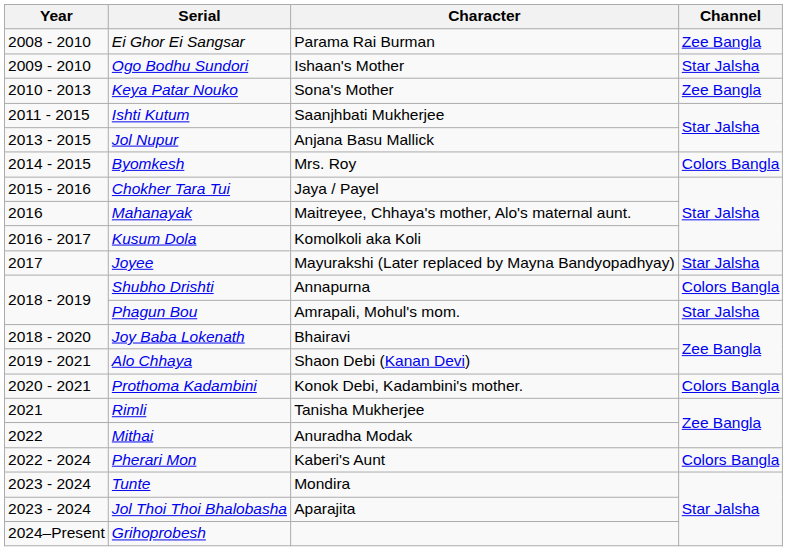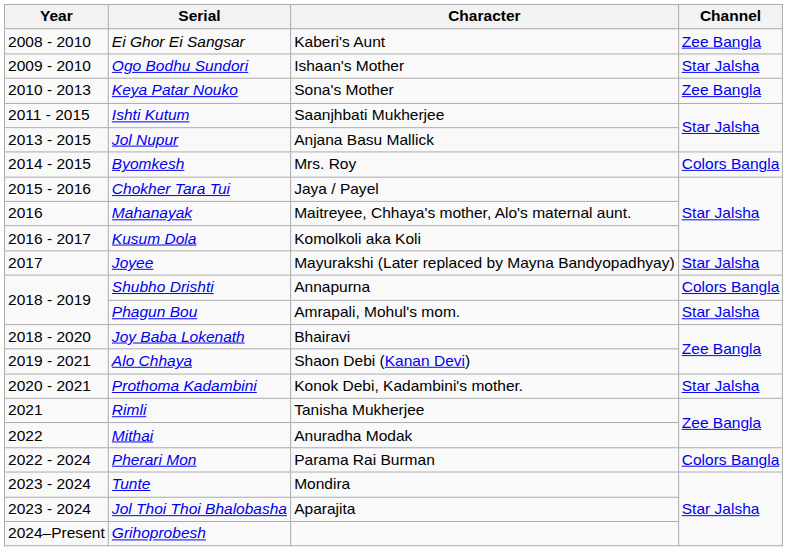(364, 41) Parama Rai Burman -> (340, 41) Kaberi's Aunt
(731, 386) Colors Bangla -> (721, 386) Star Jalsha
(340, 459) Kaberi's Aunt -> (364, 459) Parama Rai Burman
